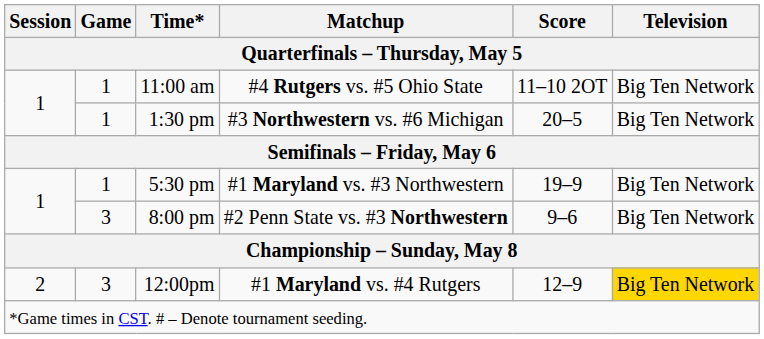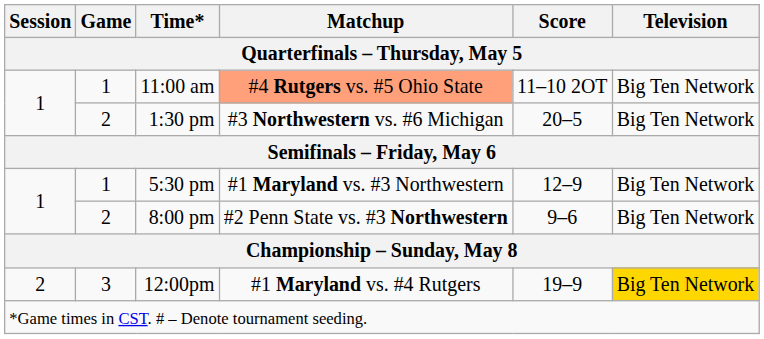(366, 86) no background -> (366, 86) lightsalmon background
(106, 119) 1 -> (106, 119) 2
(562, 185) 19–9 -> (562, 185) 12–9
(106, 218) 3 -> (106, 218) 2
(562, 283) 12–9 -> (562, 283) 19–9
